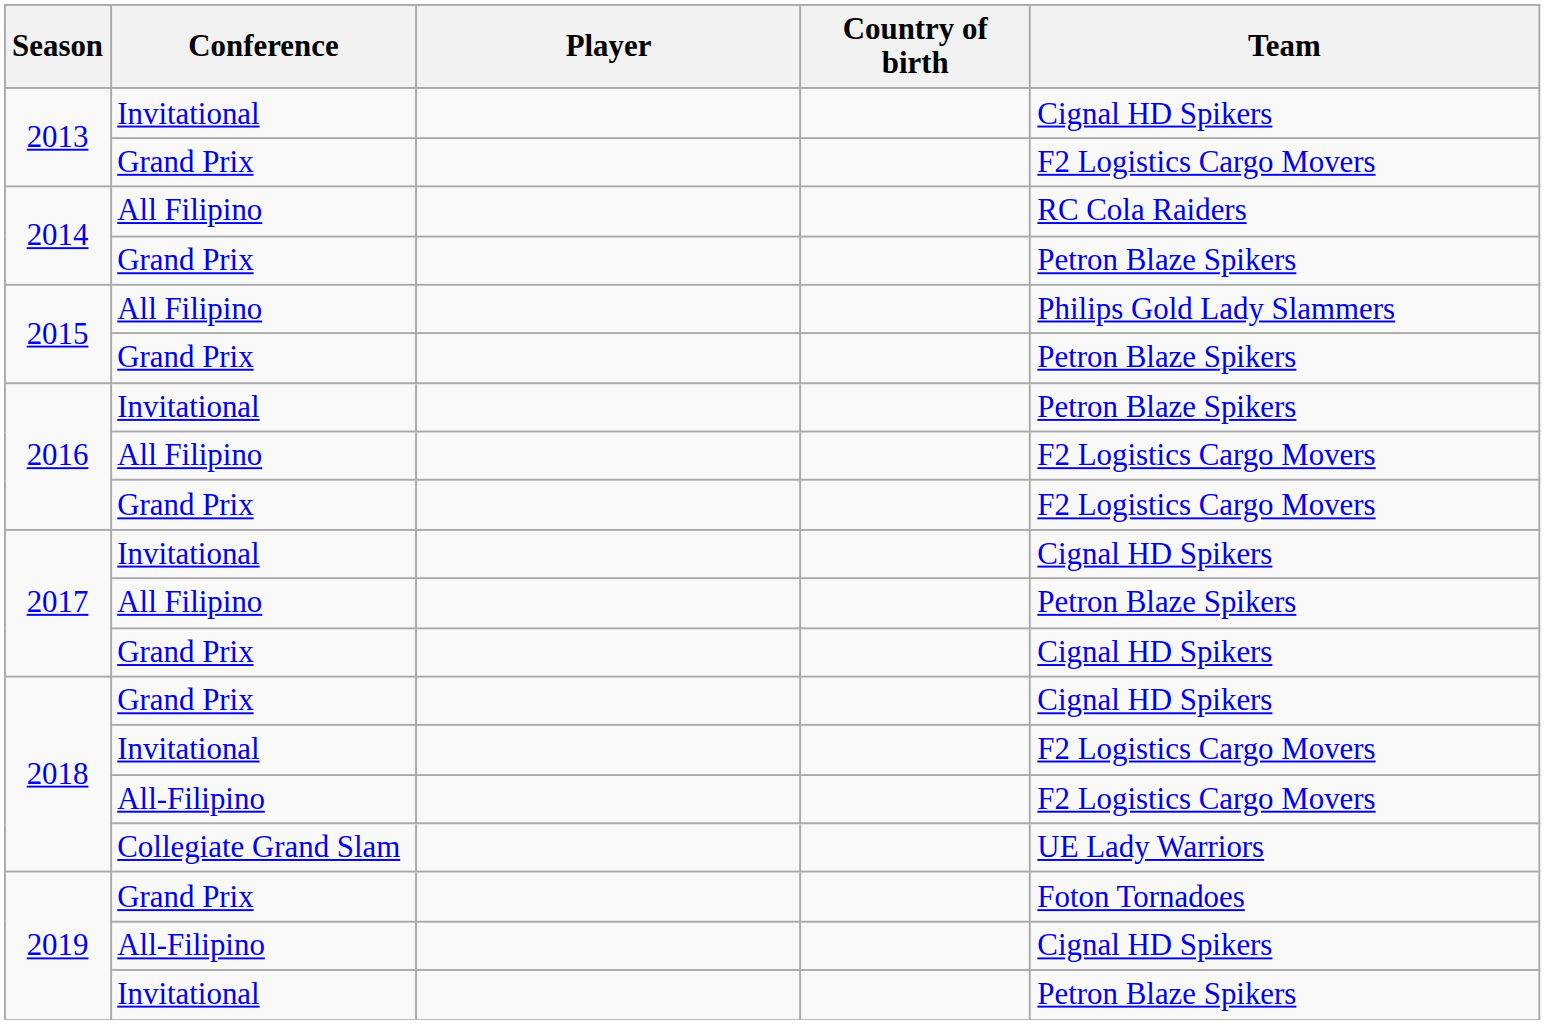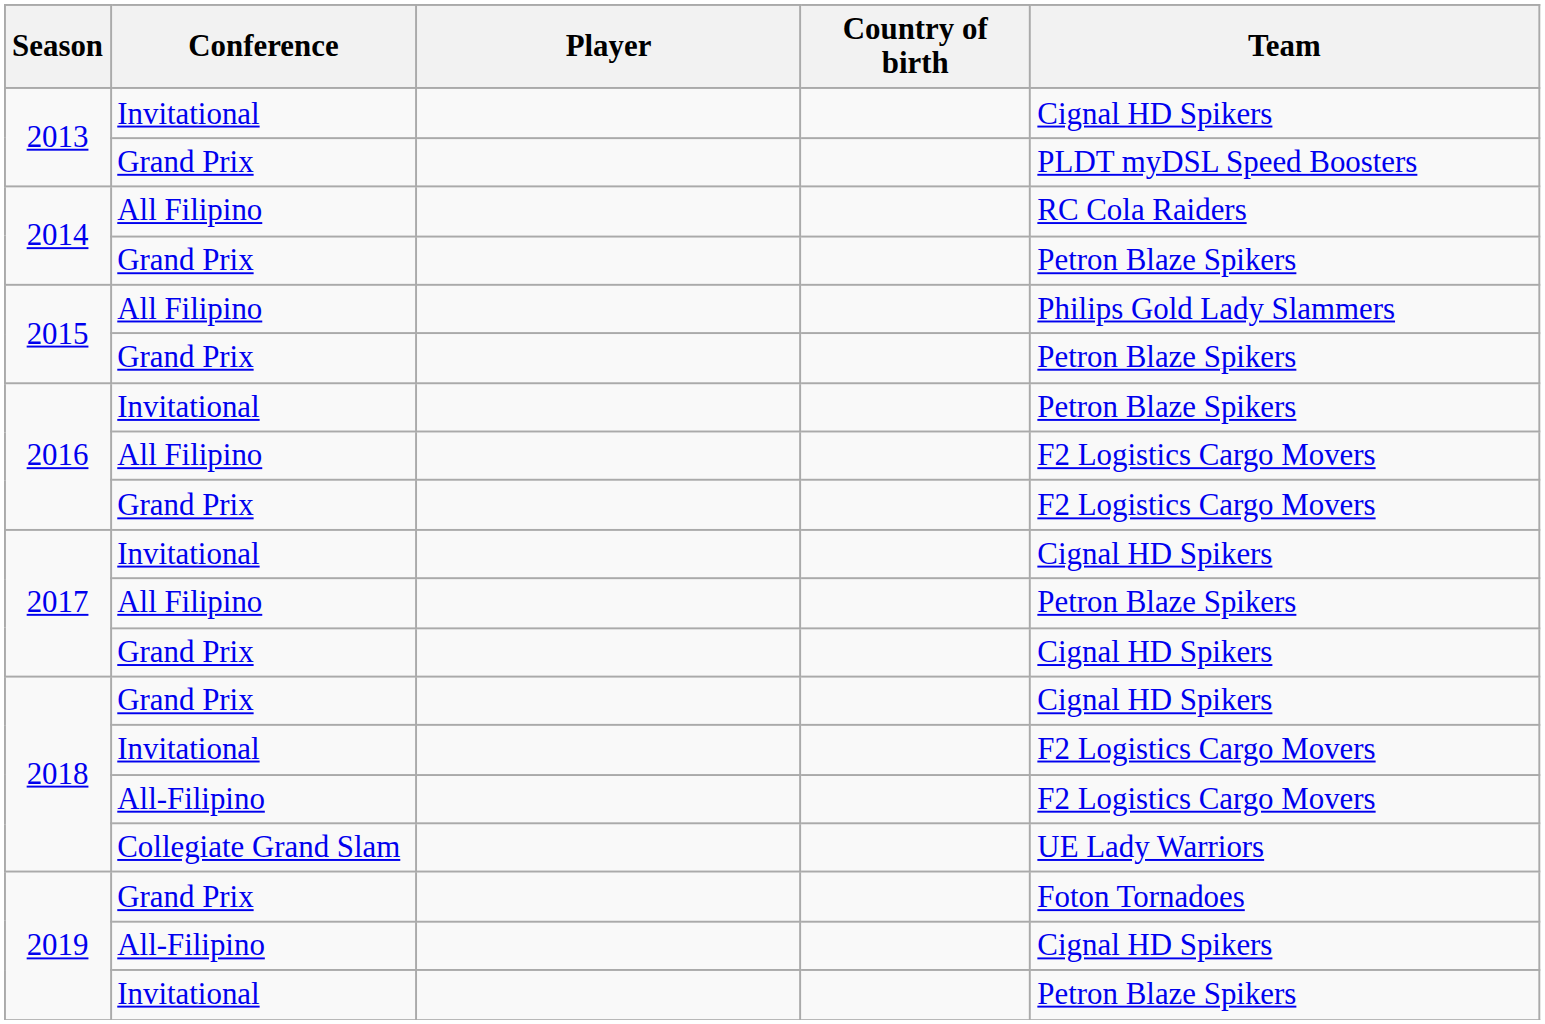(1206, 161) F2 Logistics Cargo Movers -> (1227, 161) PLDT myDSL Speed Boosters
